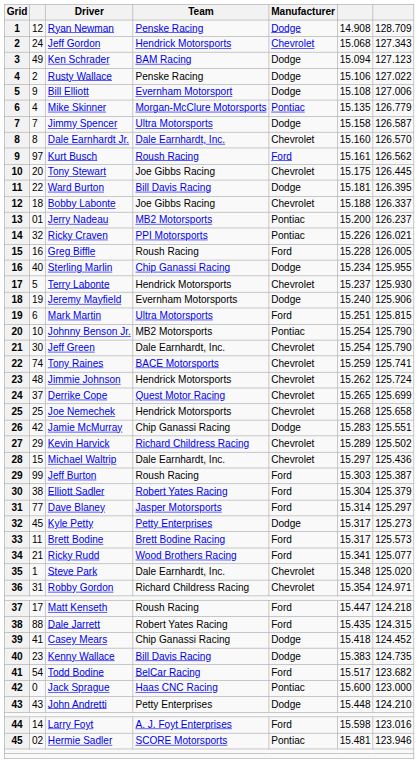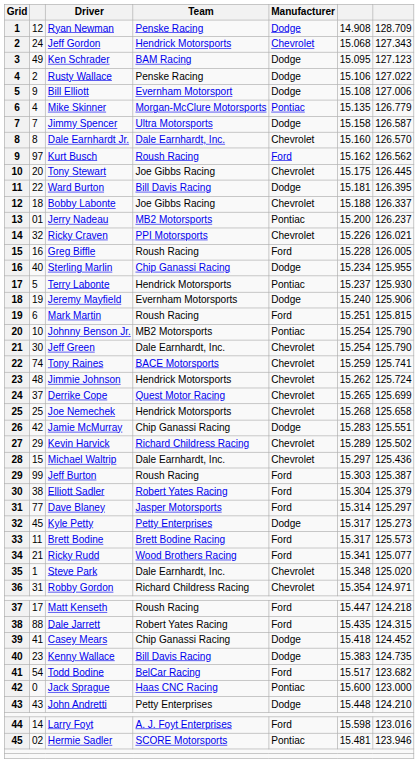(355, 60) 15.094 -> (355, 60) 15.095
(355, 156) 15.161 -> (355, 156) 15.162
(288, 236) Pontiac -> (293, 236) Chevrolet
(293, 284) Chevrolet -> (288, 284) Pontiac
(174, 316) Ultra Motorsports -> (167, 316) Roush Racing
